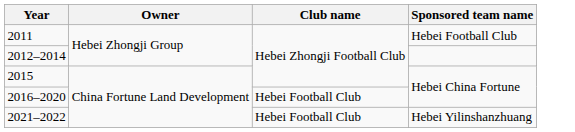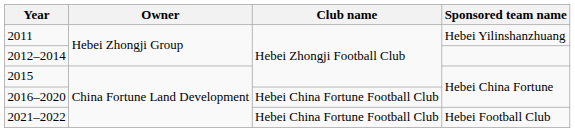(464, 35) Hebei Football Club -> (505, 35) Hebei Yilinshanzhuang
(308, 96) Hebei Football Club -> (347, 96) Hebei China Fortune Football Club
(308, 117) Hebei Football Club -> (347, 117) Hebei China Fortune Football Club
(472, 117) Hebei Yilinshanzhuang -> (498, 117) Hebei Football Club
